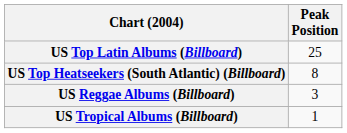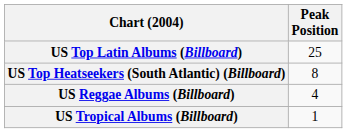(315, 95) 3 -> (315, 95) 4
